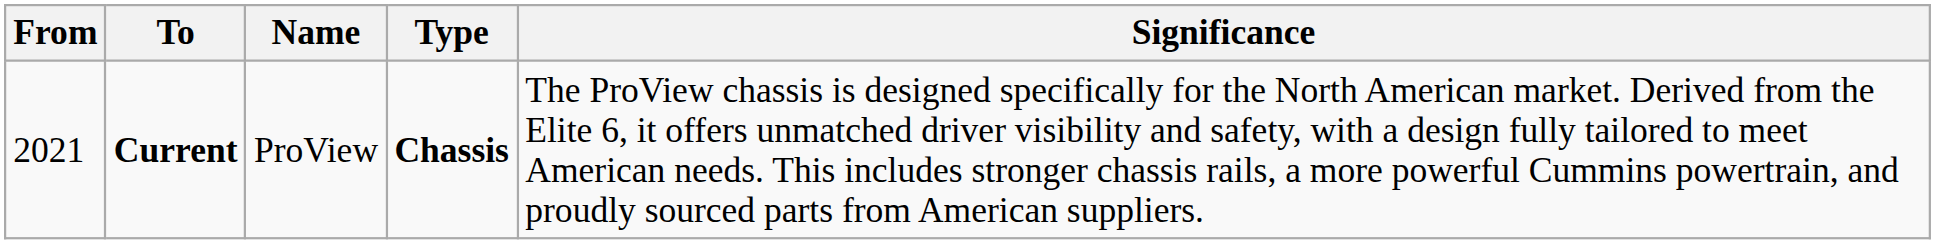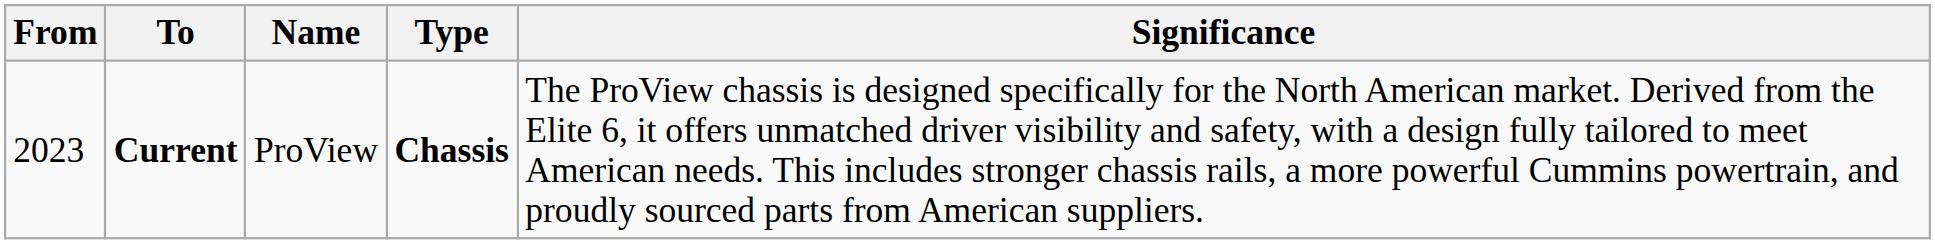(49, 148) 2021 -> (49, 148) 2023
